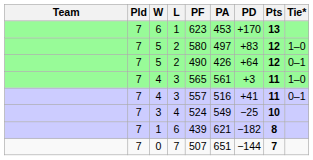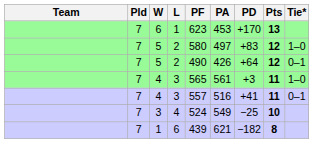- row: (158, 146)
